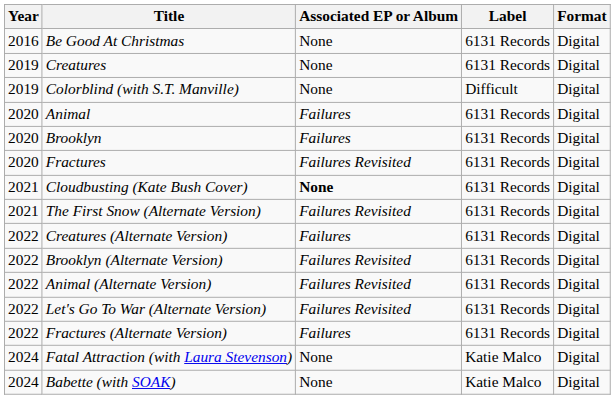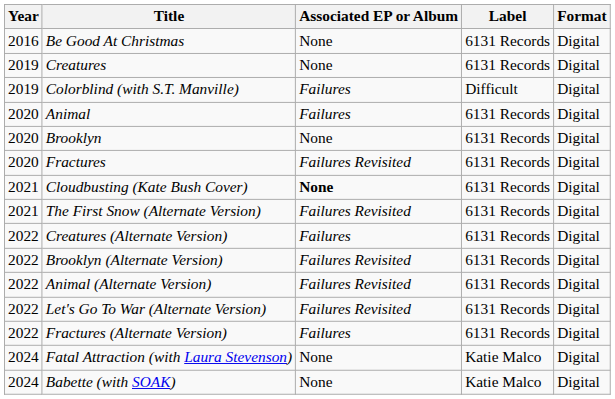(316, 89) None -> (325, 89) Failures
(325, 138) Failures -> (316, 138) None
